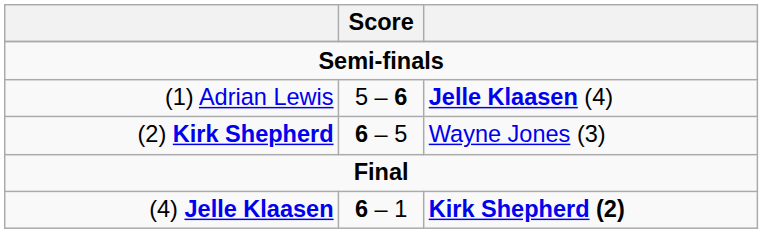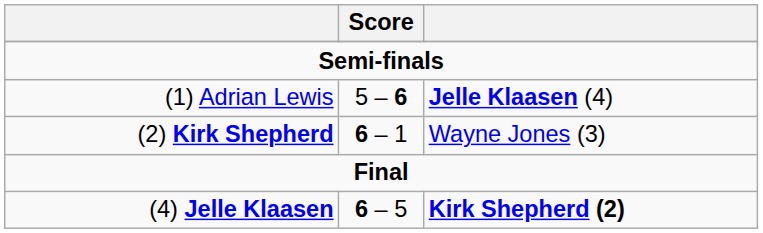(381, 135) 6 – 5 -> (381, 135) 6 – 1
(381, 209) 6 – 1 -> (381, 209) 6 – 5
